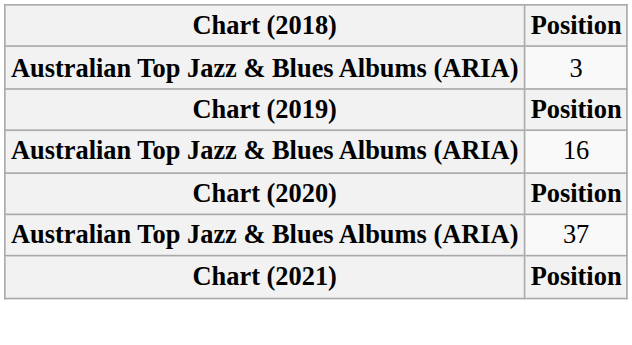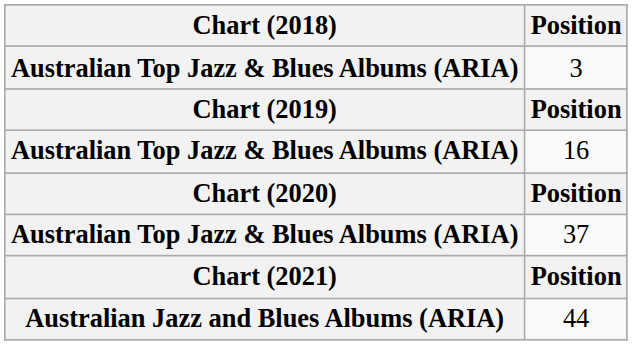+ row: (576, 318)
